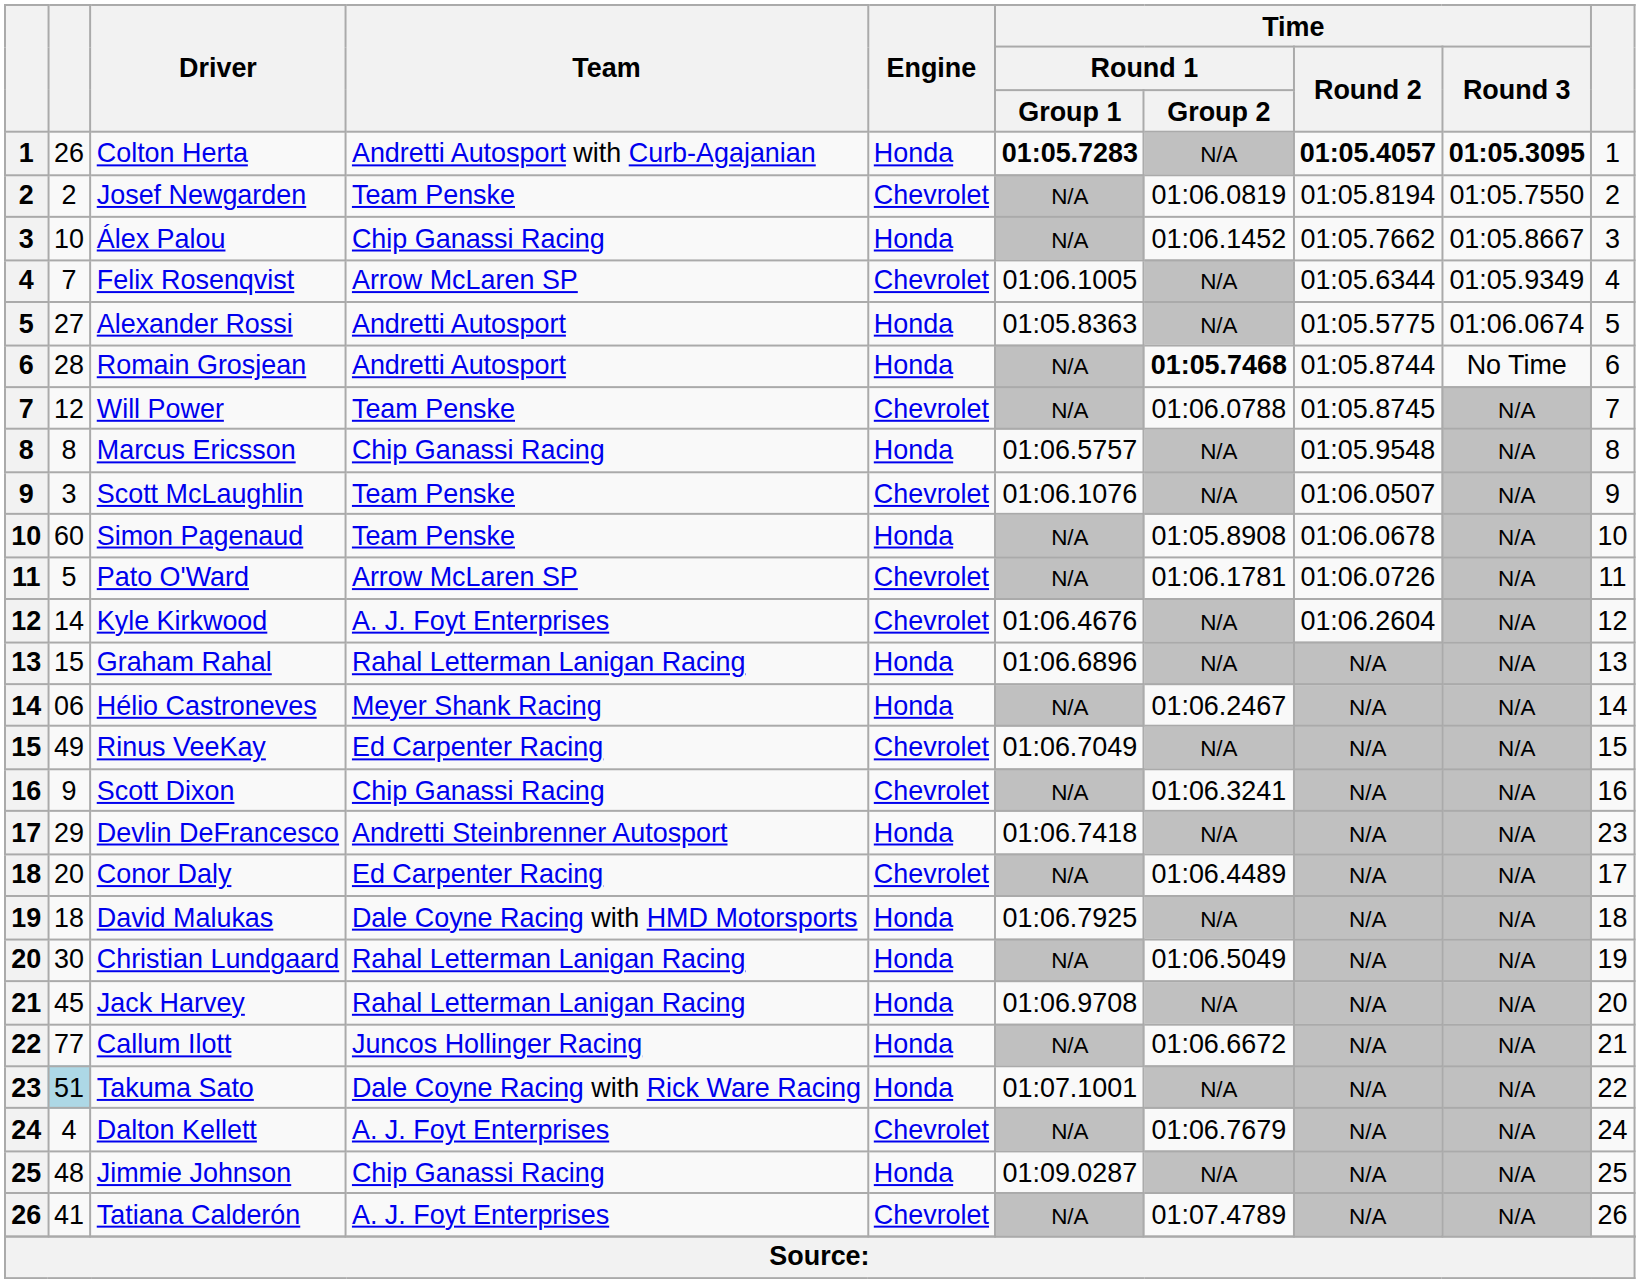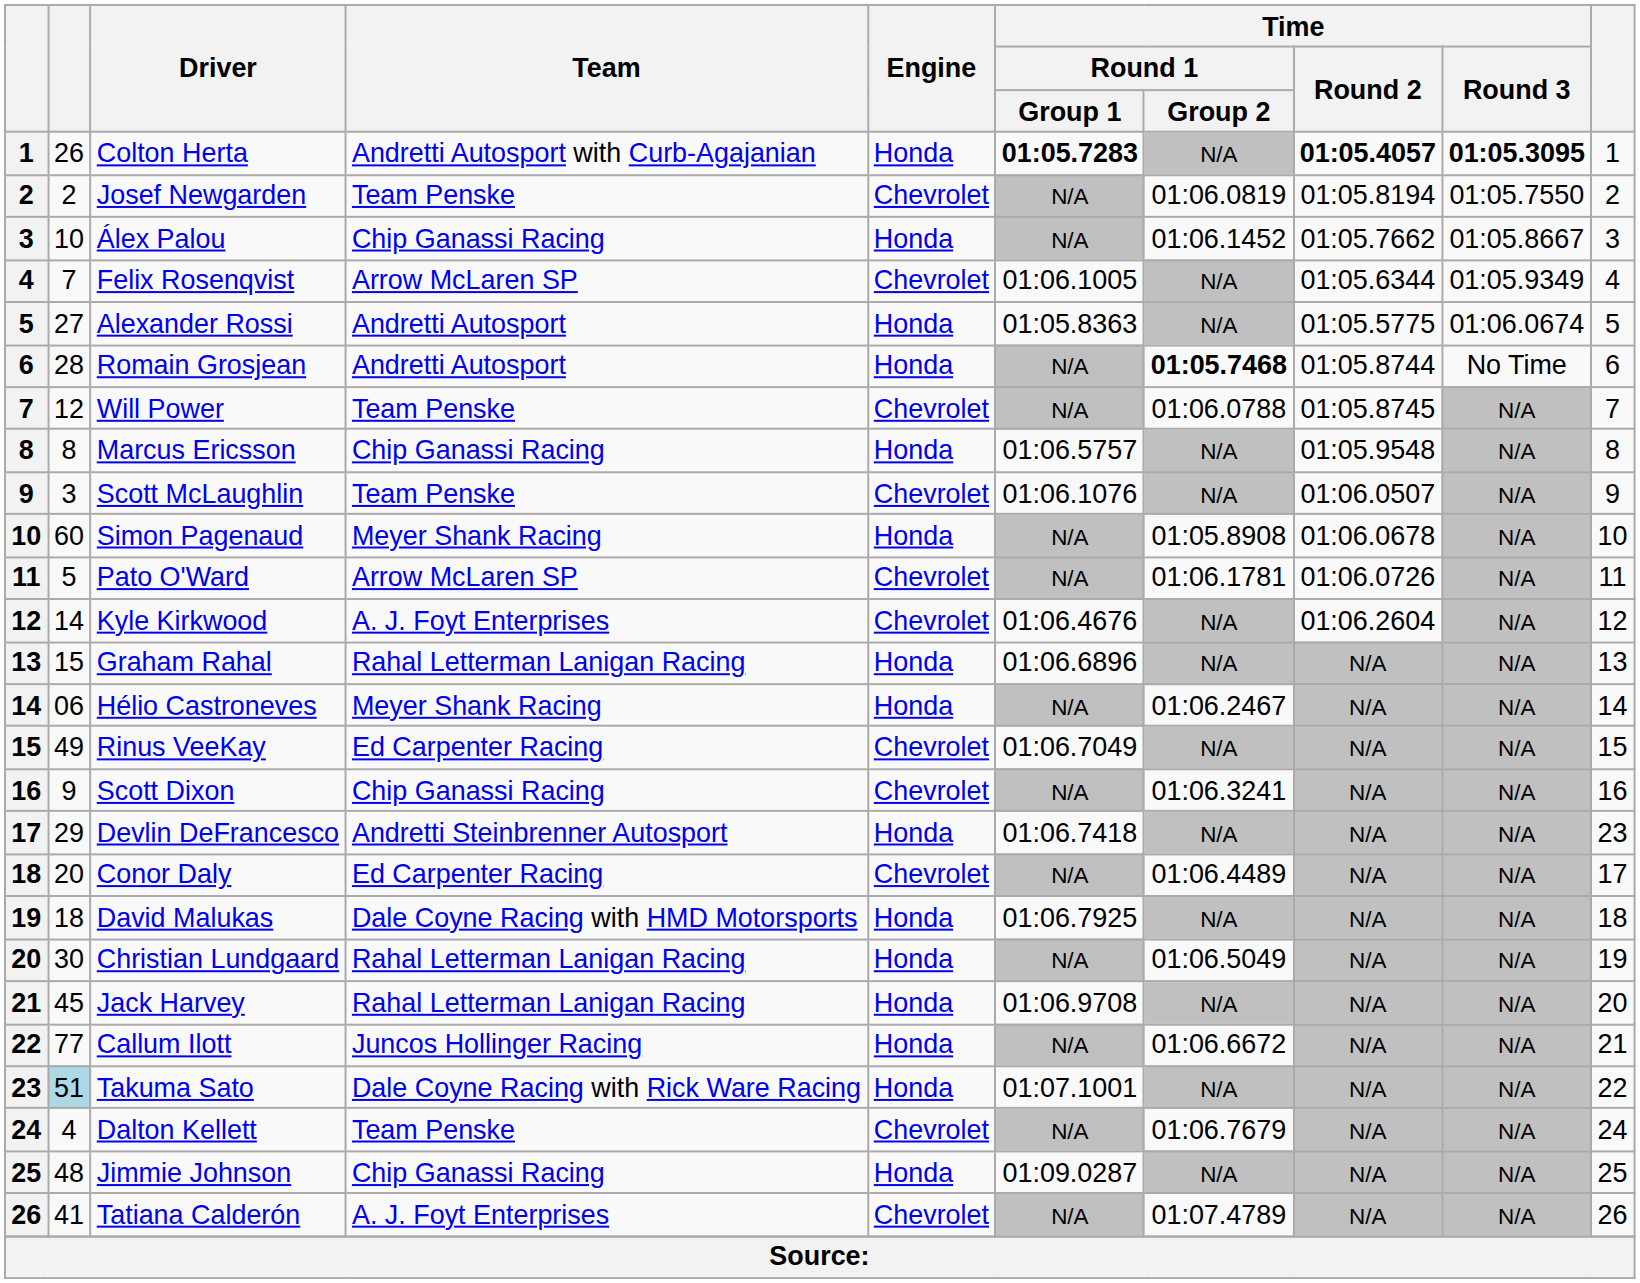(433, 535) Team Penske -> (477, 535) Meyer Shank Racing
(481, 1129) A. J. Foyt Enterprises -> (433, 1129) Team Penske
